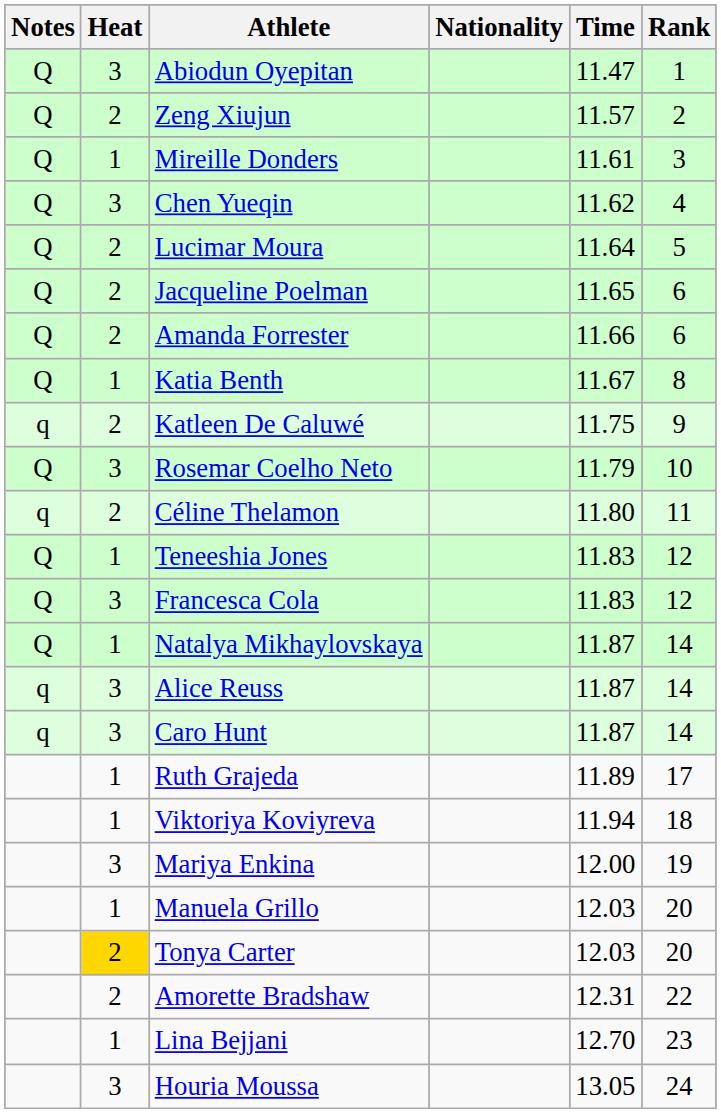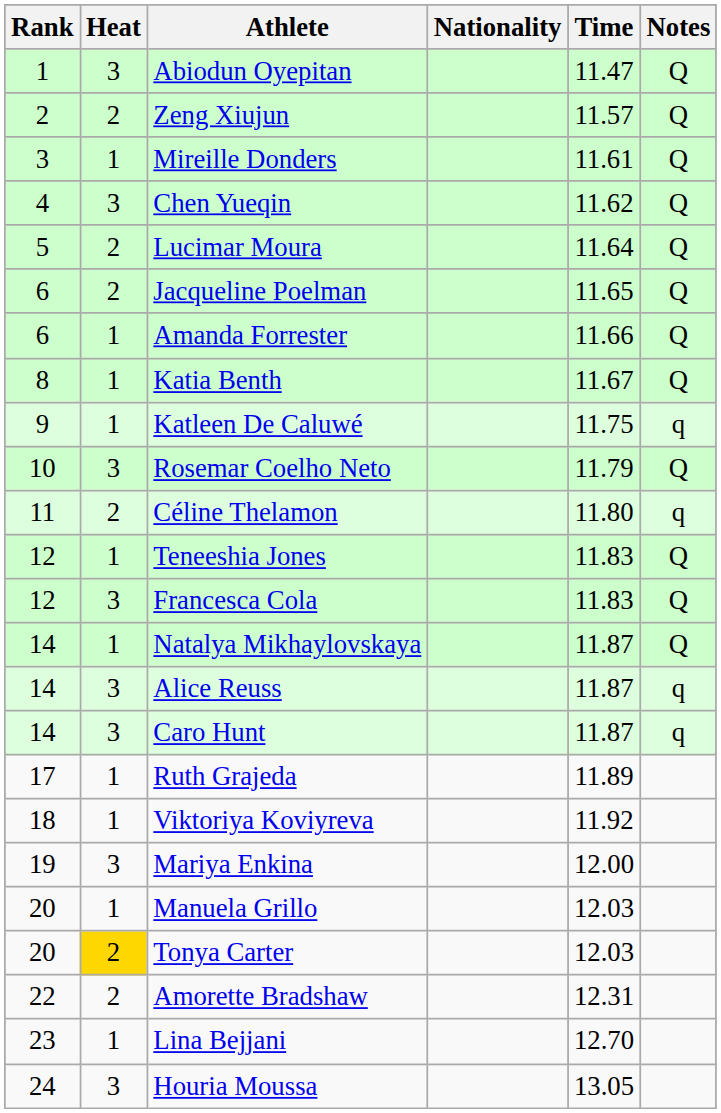columns swapped: (679, 26) <-> (43, 26)
(115, 335) 2 -> (113, 335) 1
(115, 423) 2 -> (113, 423) 1
(605, 820) 11.94 -> (604, 820) 11.92
